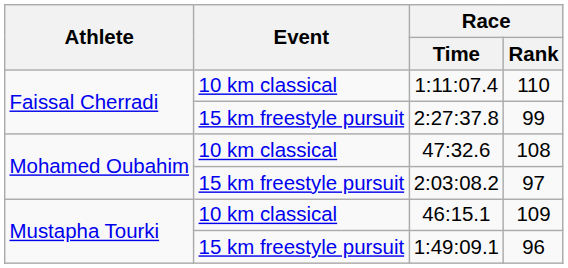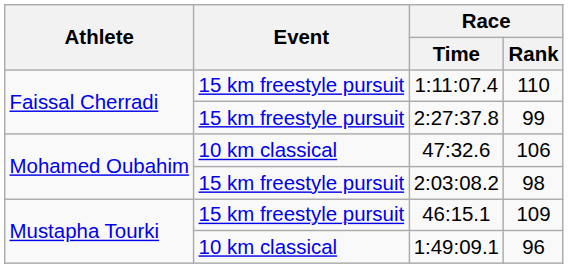(268, 86) 10 km classical -> (301, 86) 15 km freestyle pursuit
(534, 150) 108 -> (534, 150) 106
(534, 183) 97 -> (534, 183) 98
(268, 215) 10 km classical -> (301, 215) 15 km freestyle pursuit
(301, 247) 15 km freestyle pursuit -> (268, 247) 10 km classical
